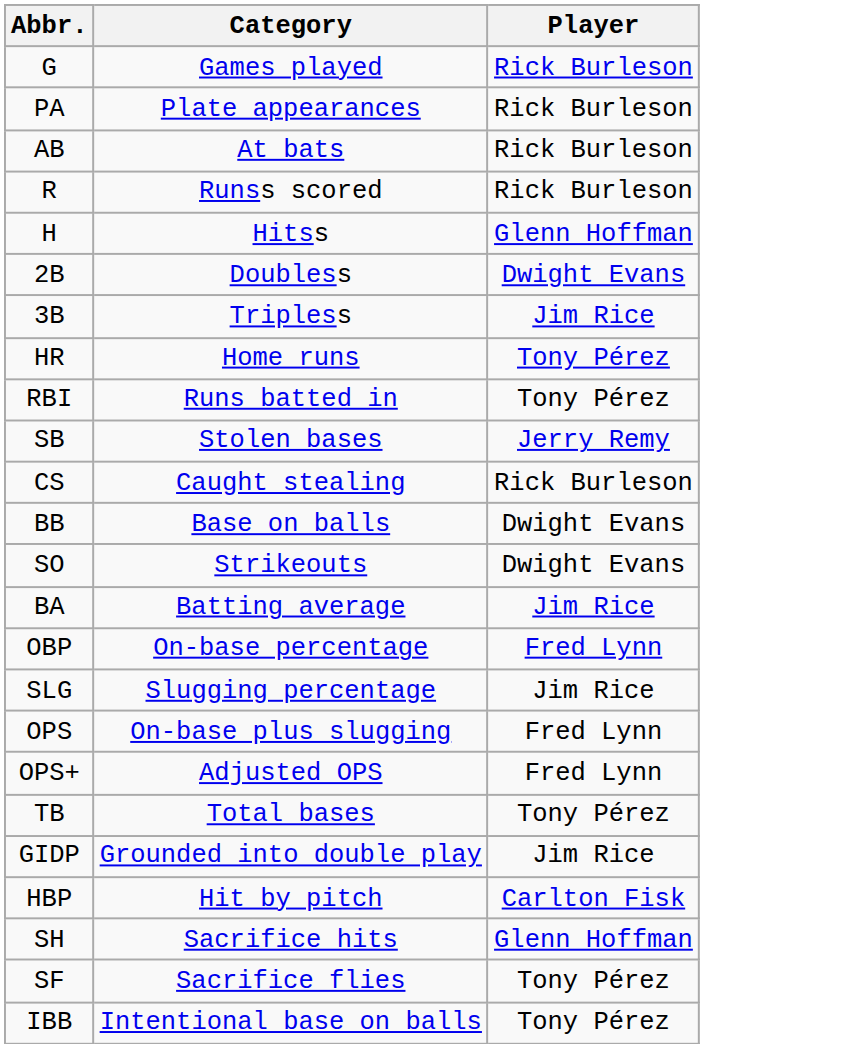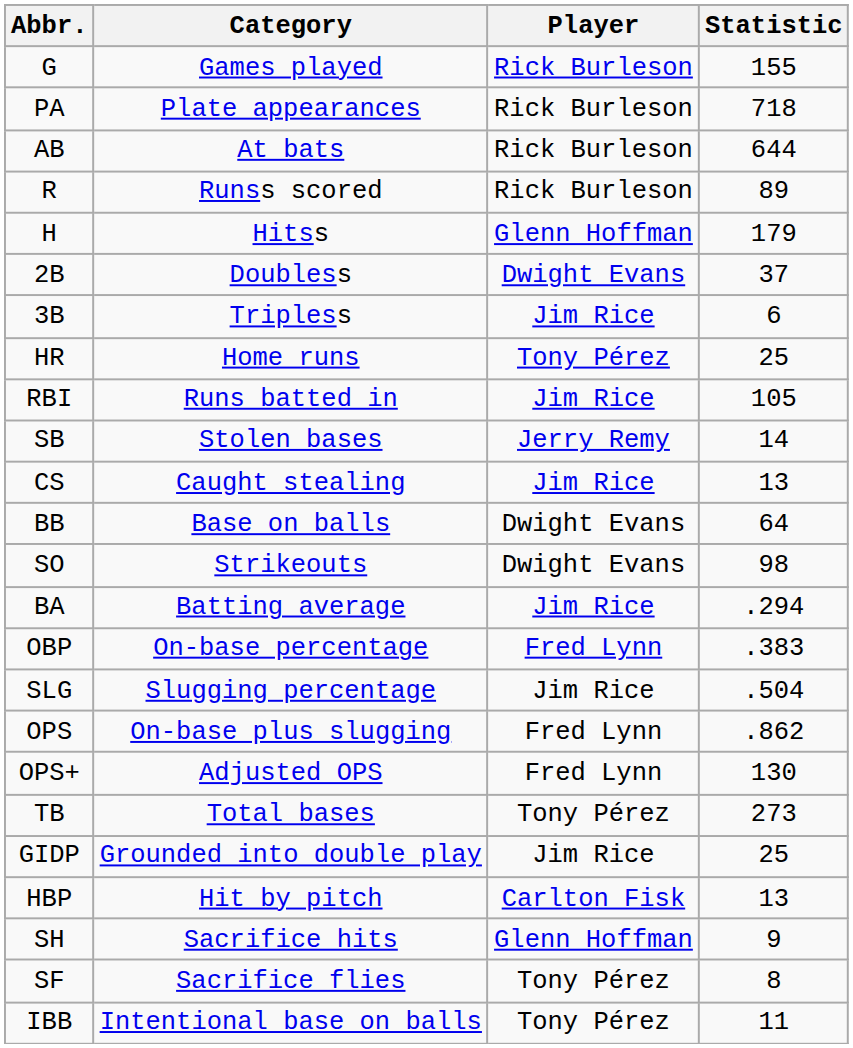+ column: (774, 26)
(593, 399) Tony Pérez -> (593, 399) Jim Rice
(593, 483) Rick Burleson -> (593, 483) Jim Rice
